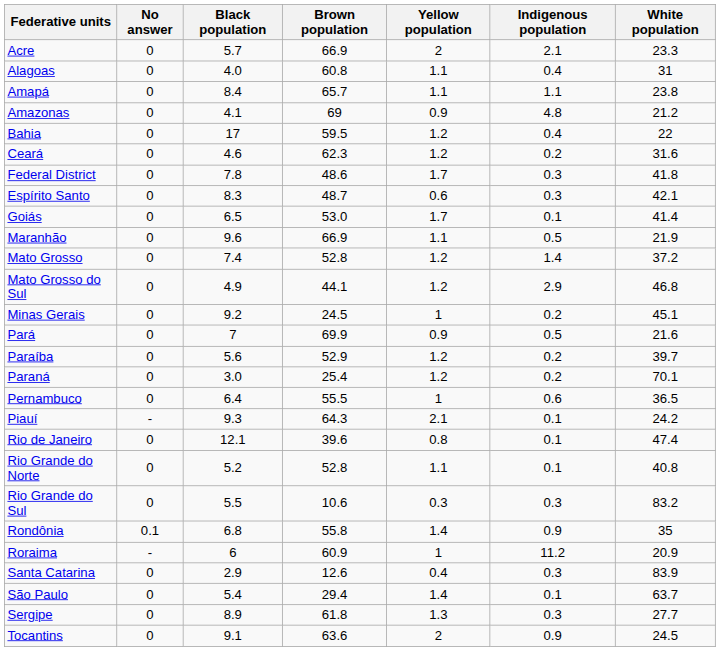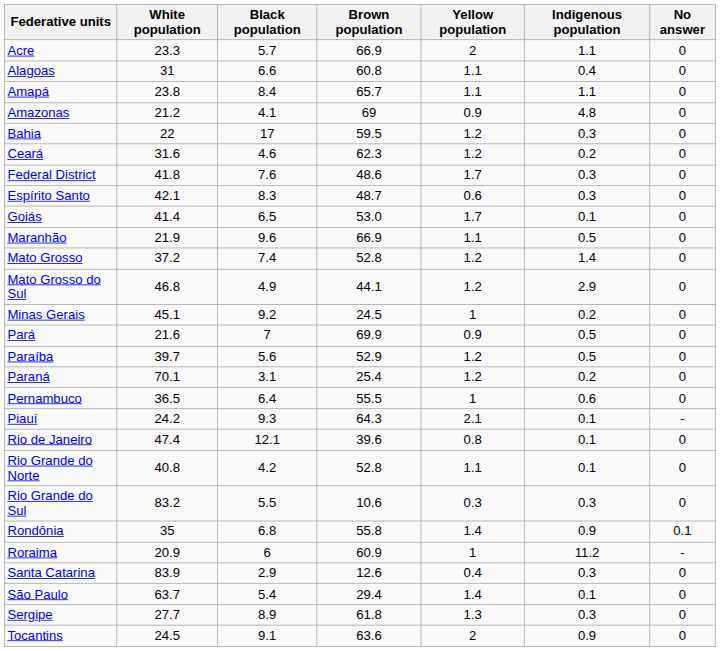columns swapped: (665, 22) <-> (150, 22)
(553, 50) 2.1 -> (587, 50) 1.1
(233, 71) 4.0 -> (267, 71) 6.6
(553, 133) 0.4 -> (587, 133) 0.3
(233, 175) 7.8 -> (267, 175) 7.6
(553, 356) 0.2 -> (587, 356) 0.5
(233, 377) 3.0 -> (267, 377) 3.1
(233, 467) 5.2 -> (267, 467) 4.2
